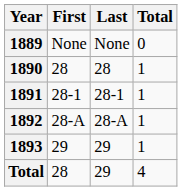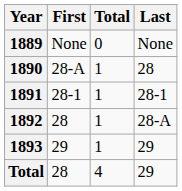columns swapped: (112, 17) <-> (155, 17)
(60, 69) 28 -> (68, 69) 28-A
(68, 120) 28-A -> (60, 120) 28
